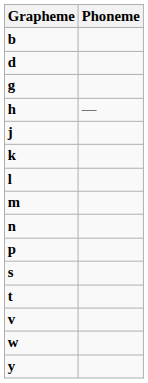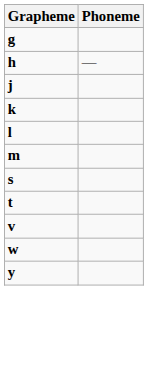- row: (12, 39)
- row: (12, 62)
- row: (12, 226)
- row: (12, 249)
